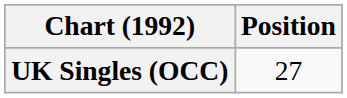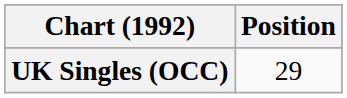(288, 69) 27 -> (288, 69) 29
